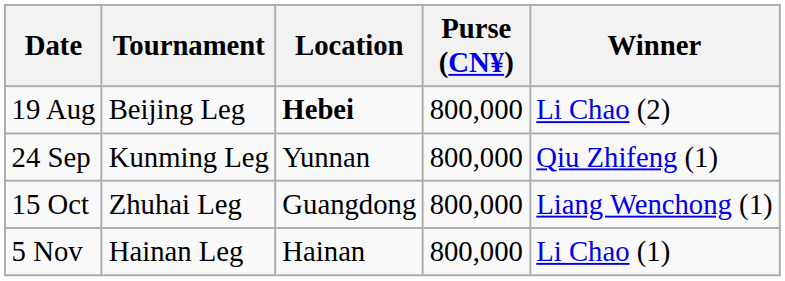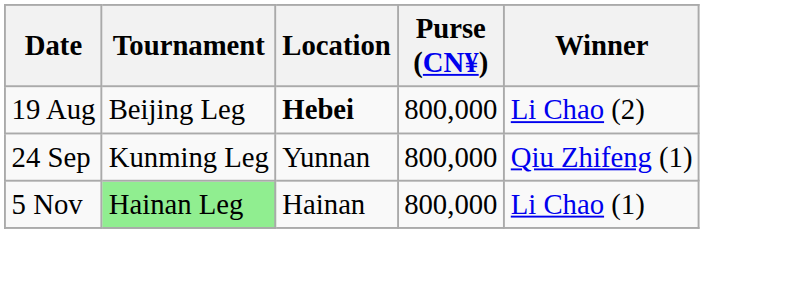- row: (50, 204)
(176, 251) no background -> (176, 204) lightgreen background
